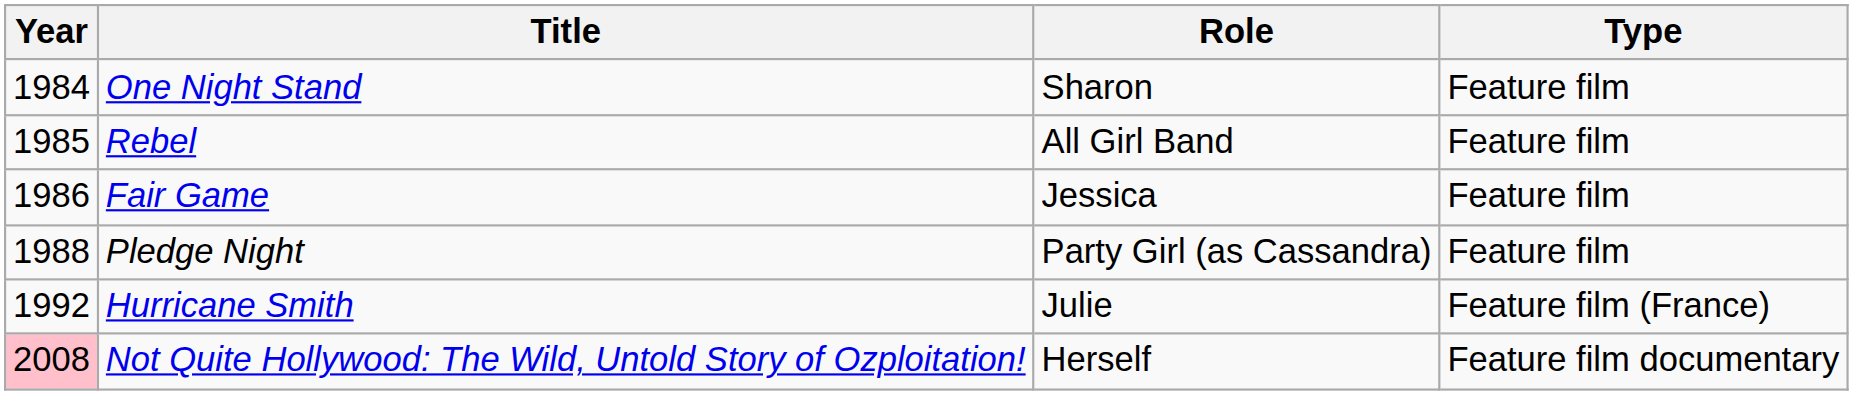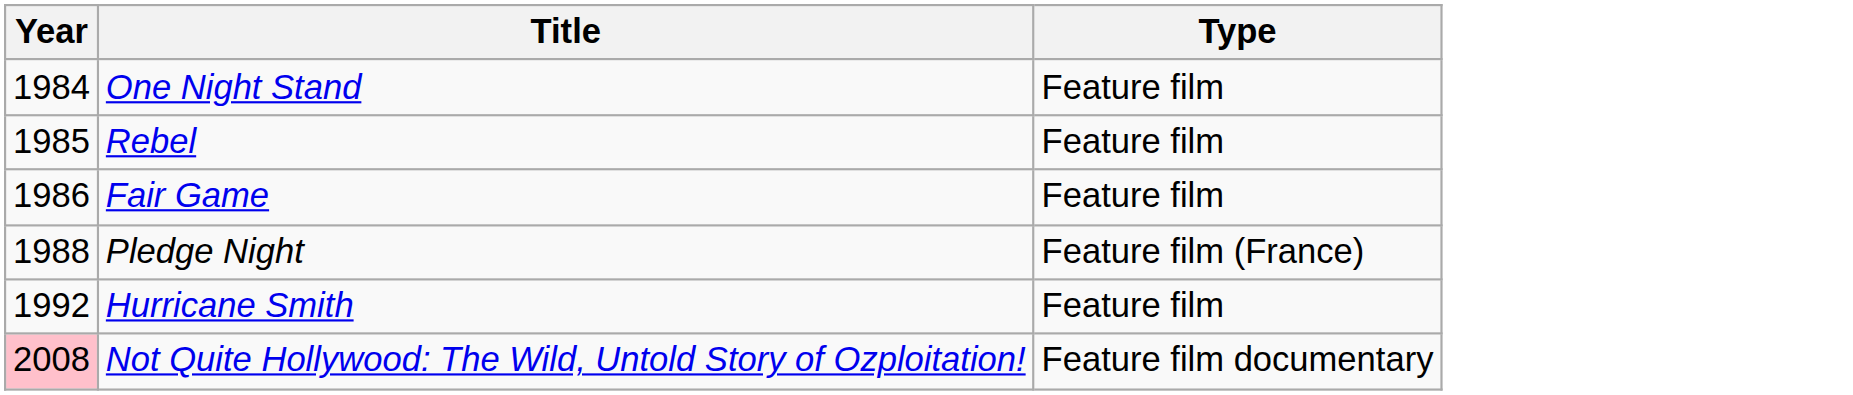- column: (1236, 31)
(1539, 251) Feature film -> (1203, 251) Feature film (France)
(1609, 305) Feature film (France) -> (1133, 305) Feature film
